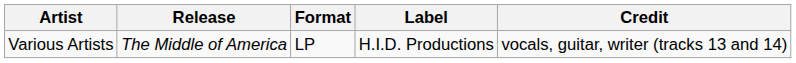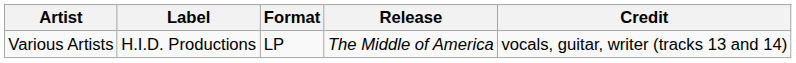columns swapped: (204, 17) <-> (426, 17)
